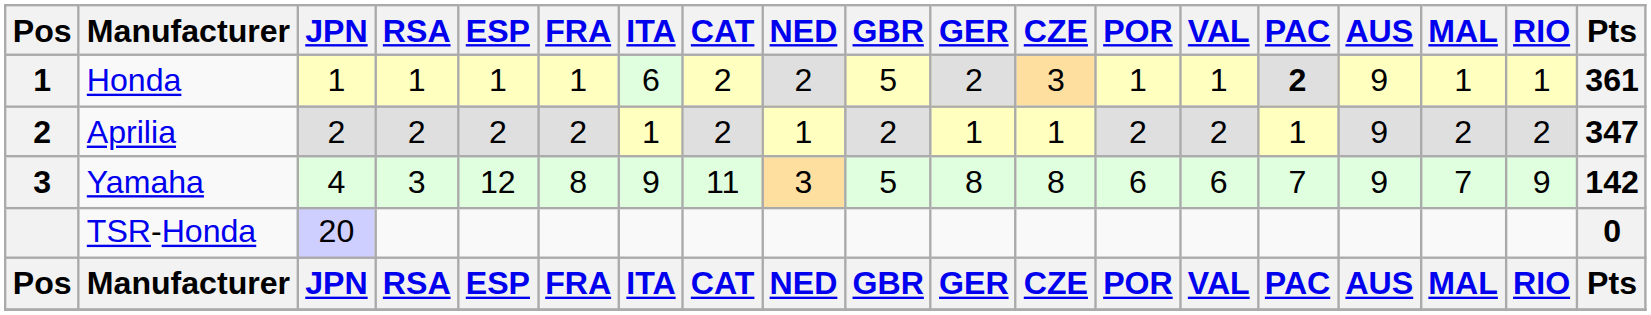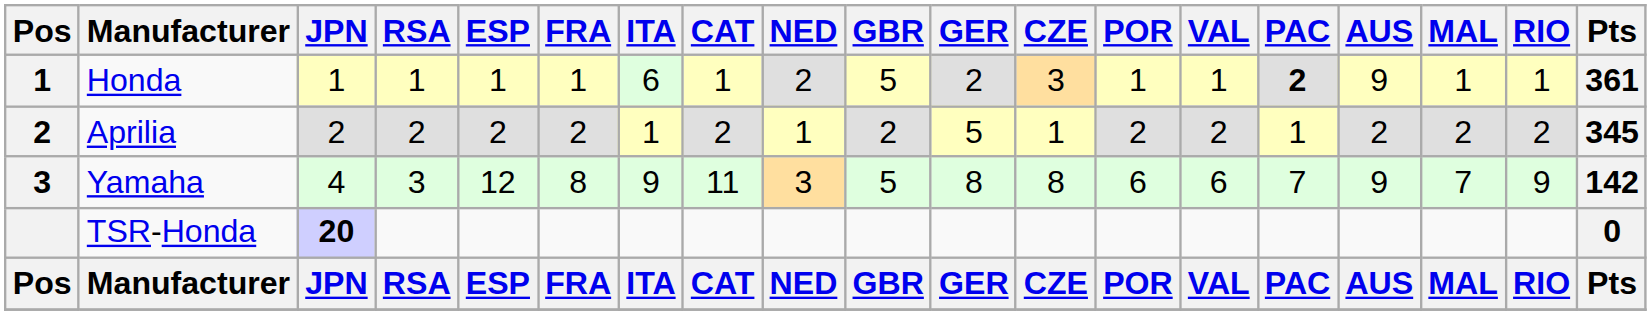(723, 81) 2 -> (723, 81) 1
(974, 131) 1 -> (974, 131) 5
(1379, 131) 9 -> (1379, 131) 2
(1612, 131) 347 -> (1612, 131) 345
(336, 232) normal -> (336, 232) bold
